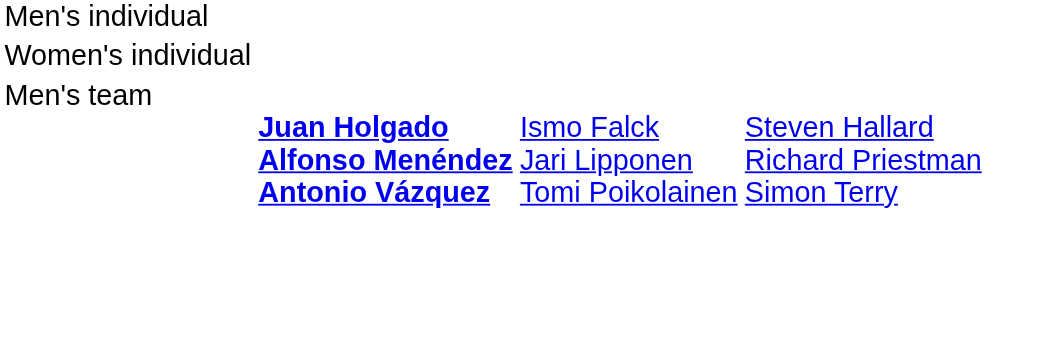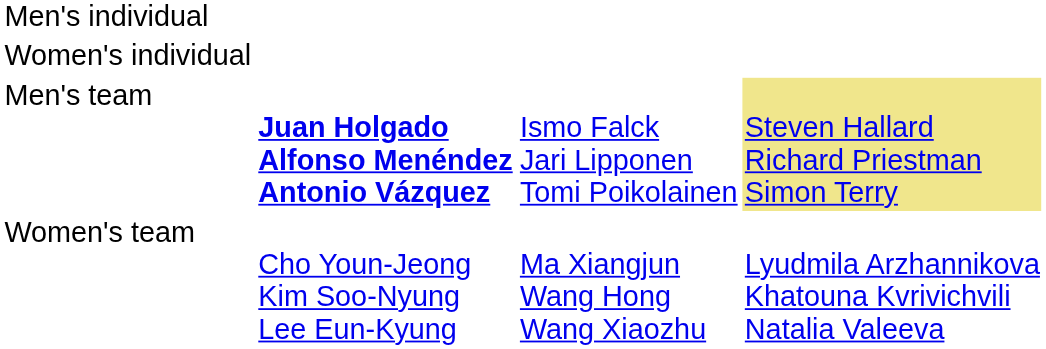(863, 160) no background -> (863, 160) khaki background
+ row: (100, 232)
